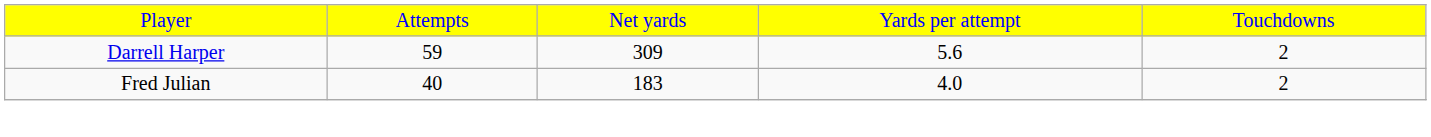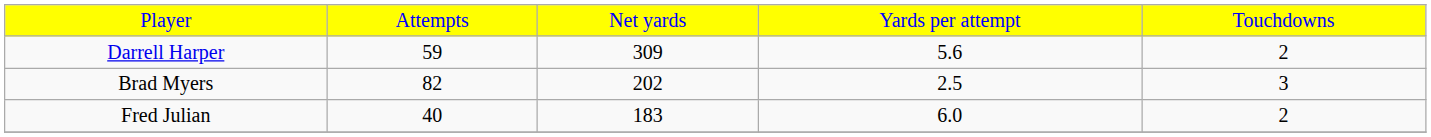+ row: (166, 83)
(950, 83) 4.0 -> (950, 115) 6.0
